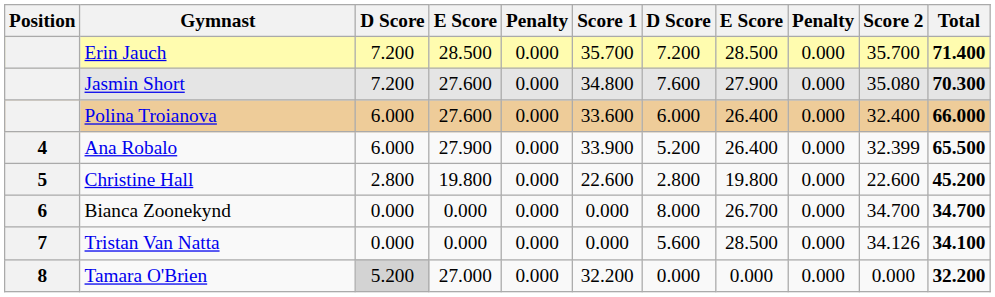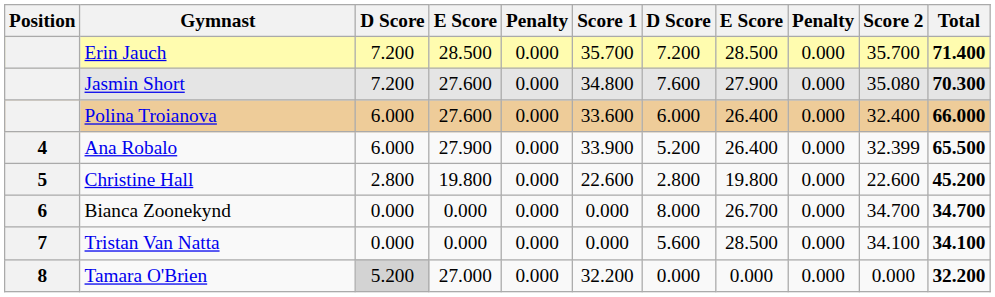(893, 243) 34.126 -> (893, 243) 34.100
